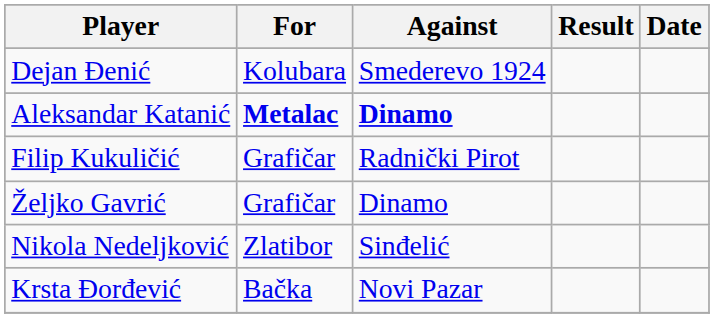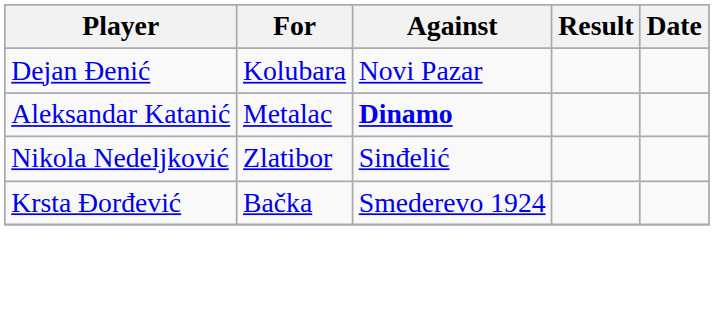(452, 70) Smederevo 1924 -> (421, 70) Novi Pazar
(291, 114) bold -> (288, 114) normal
- row: (95, 158)
- row: (88, 202)
(421, 289) Novi Pazar -> (452, 202) Smederevo 1924
